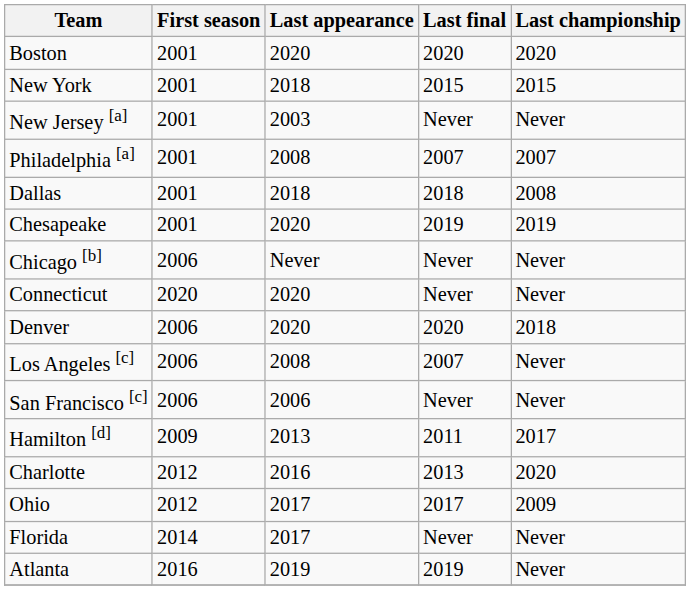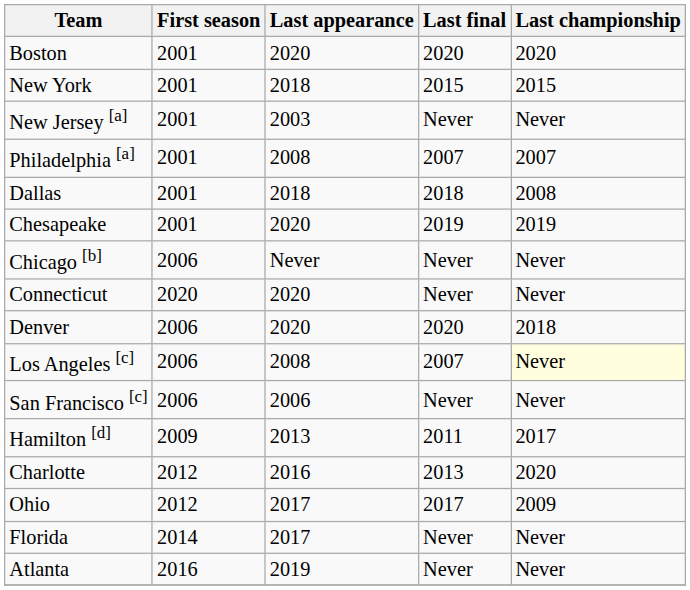(540, 362) no background -> (540, 362) lightyellow background
(443, 569) 2019 -> (448, 569) Never
